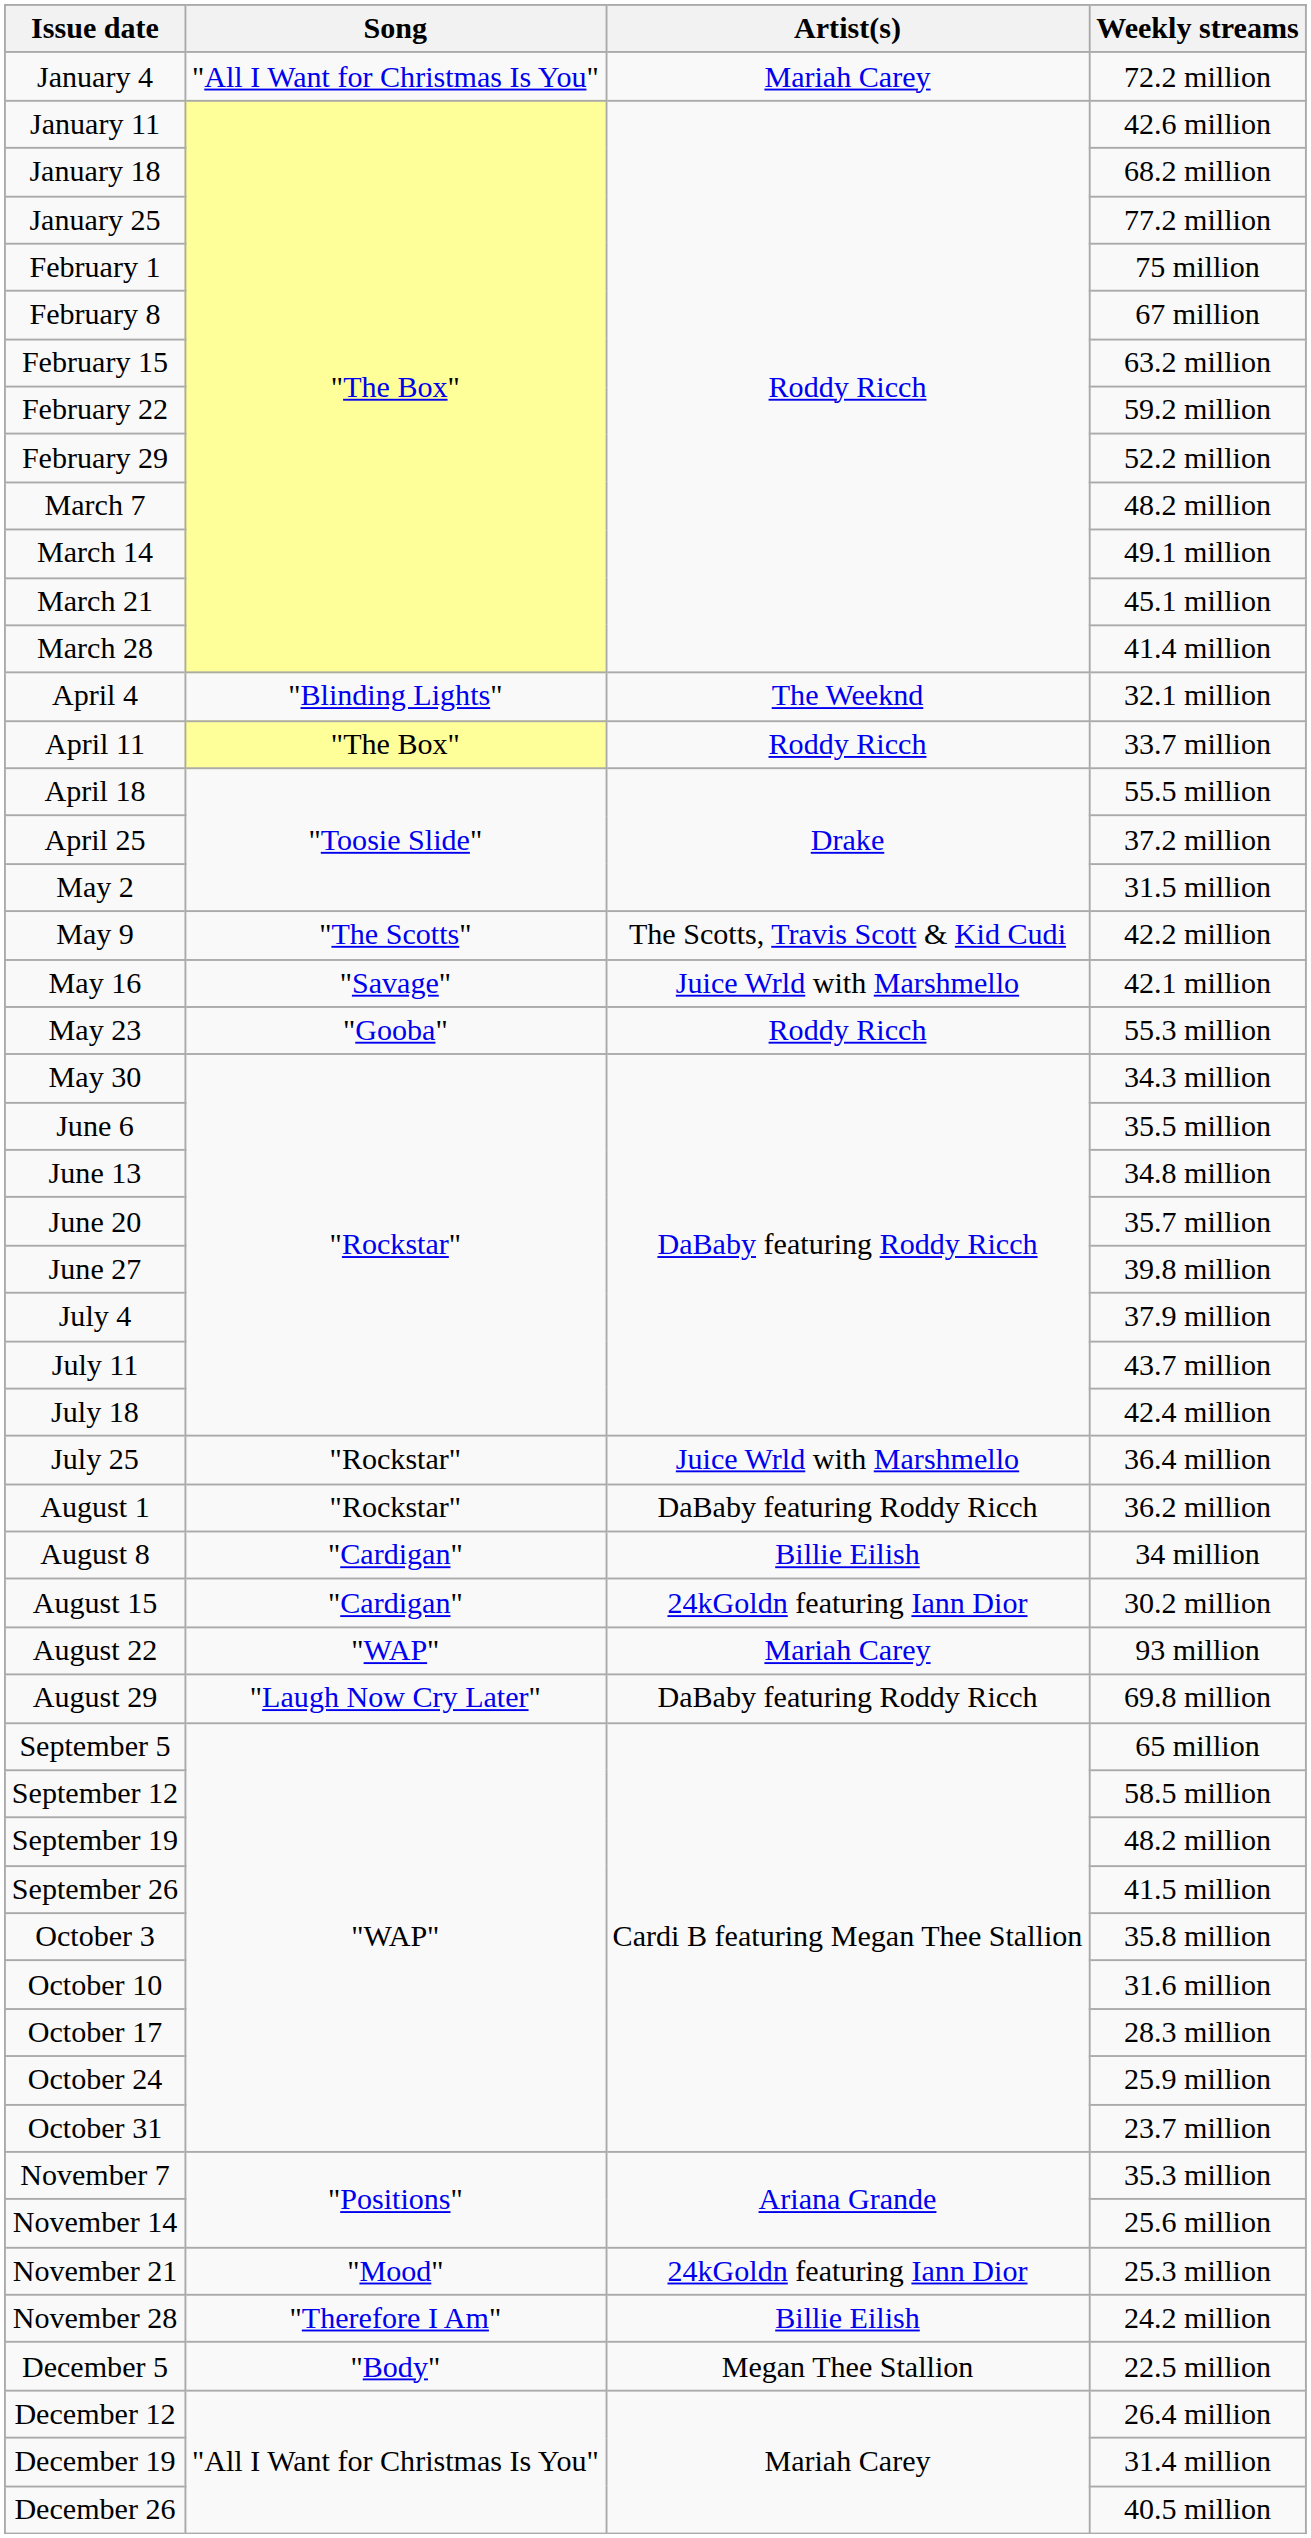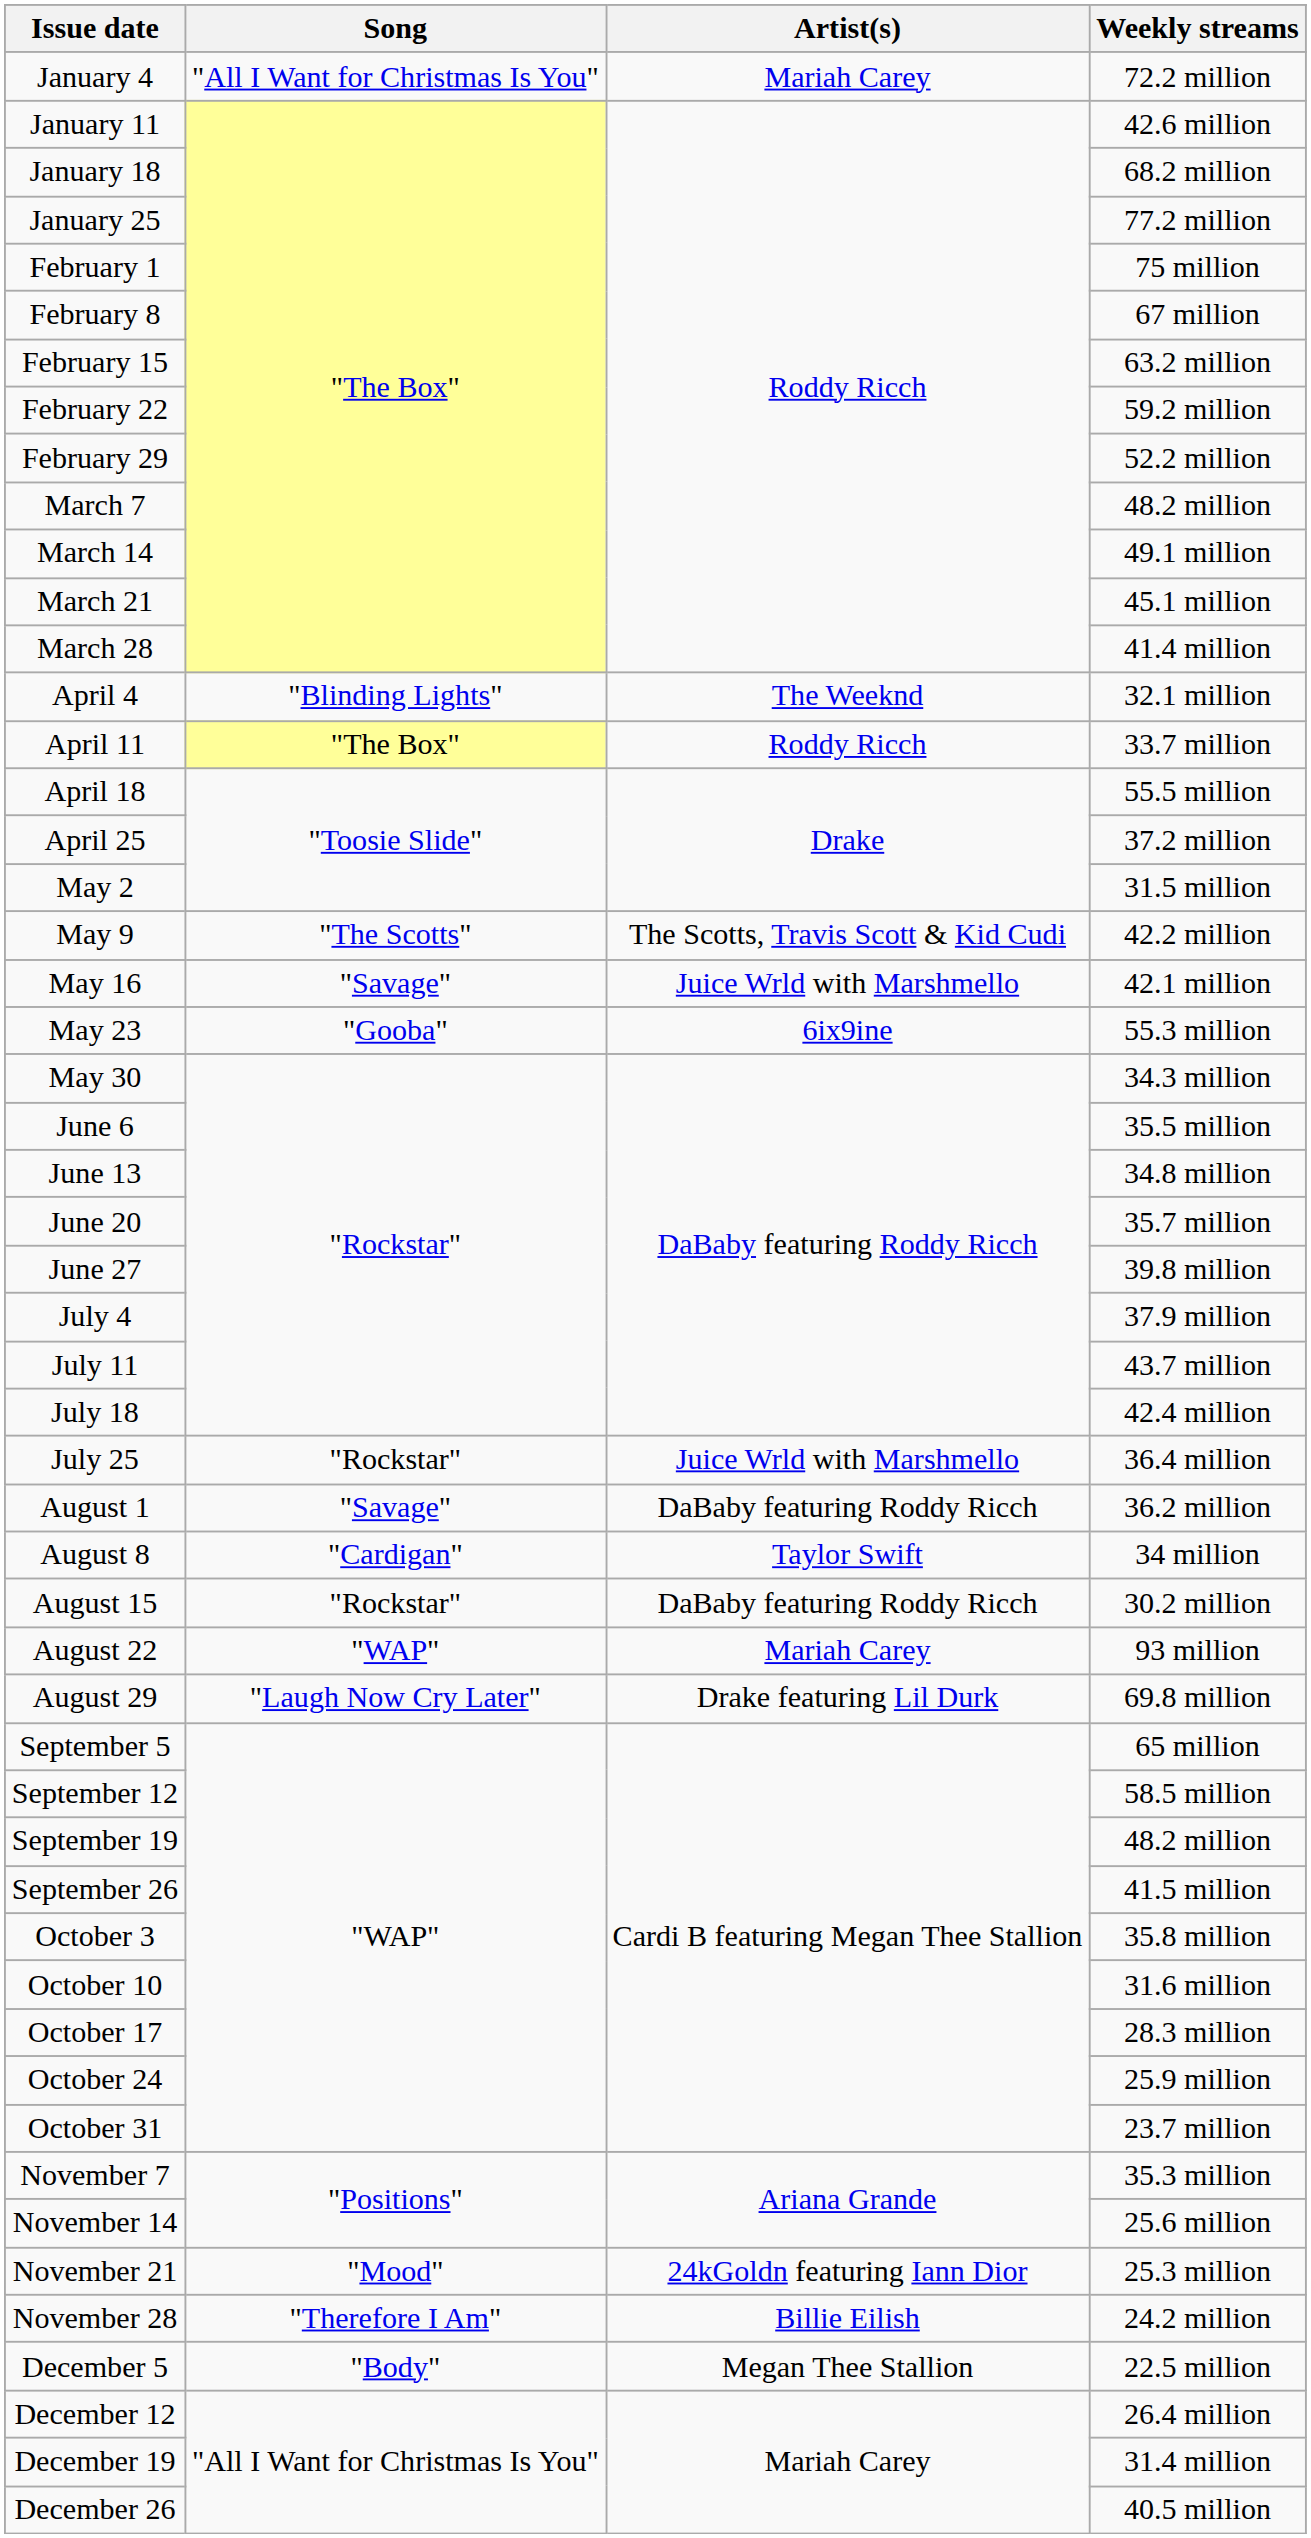(848, 1030) Roddy Ricch -> (848, 1030) 6ix9ine
(395, 1507) "Rockstar" -> (395, 1507) "Savage"
(847, 1554) Billie Eilish -> (847, 1554) Taylor Swift
(395, 1602) "Cardigan" -> (395, 1602) "Rockstar"
(847, 1602) 24kGoldn featuring Iann Dior -> (847, 1602) DaBaby featuring Roddy Ricch
(847, 1698) DaBaby featuring Roddy Ricch -> (847, 1698) Drake featuring Lil Durk
